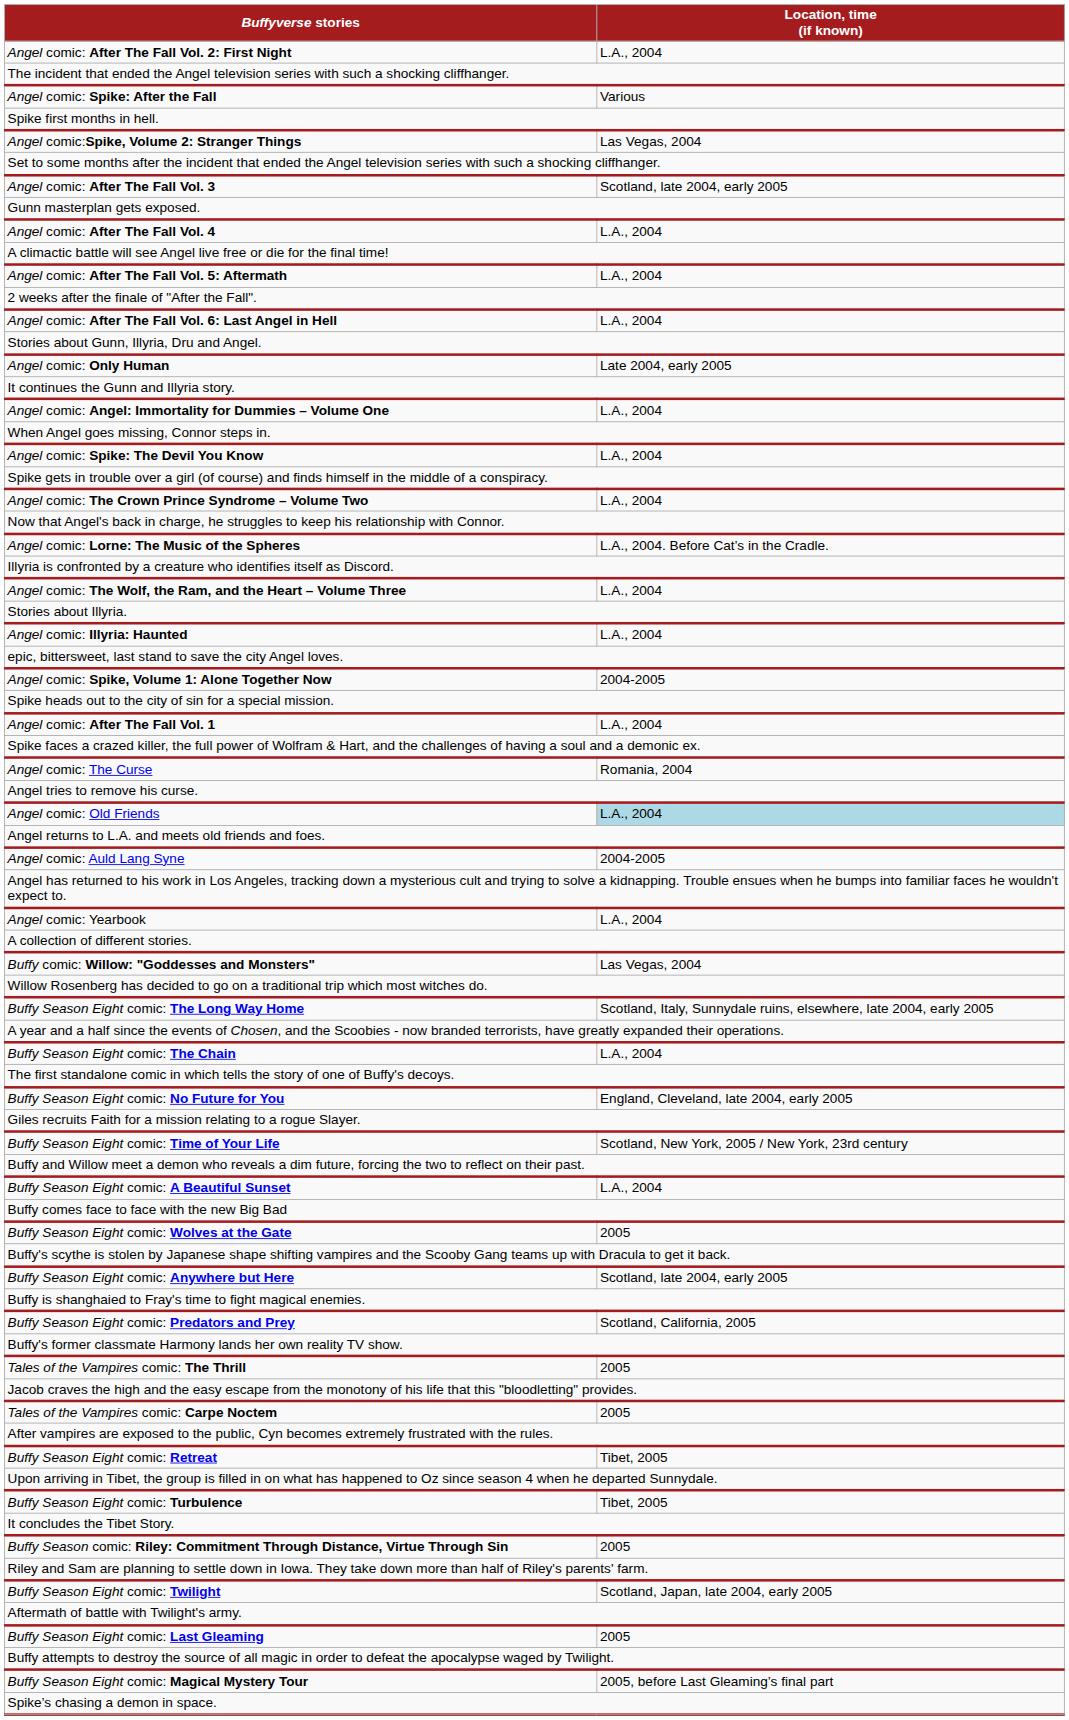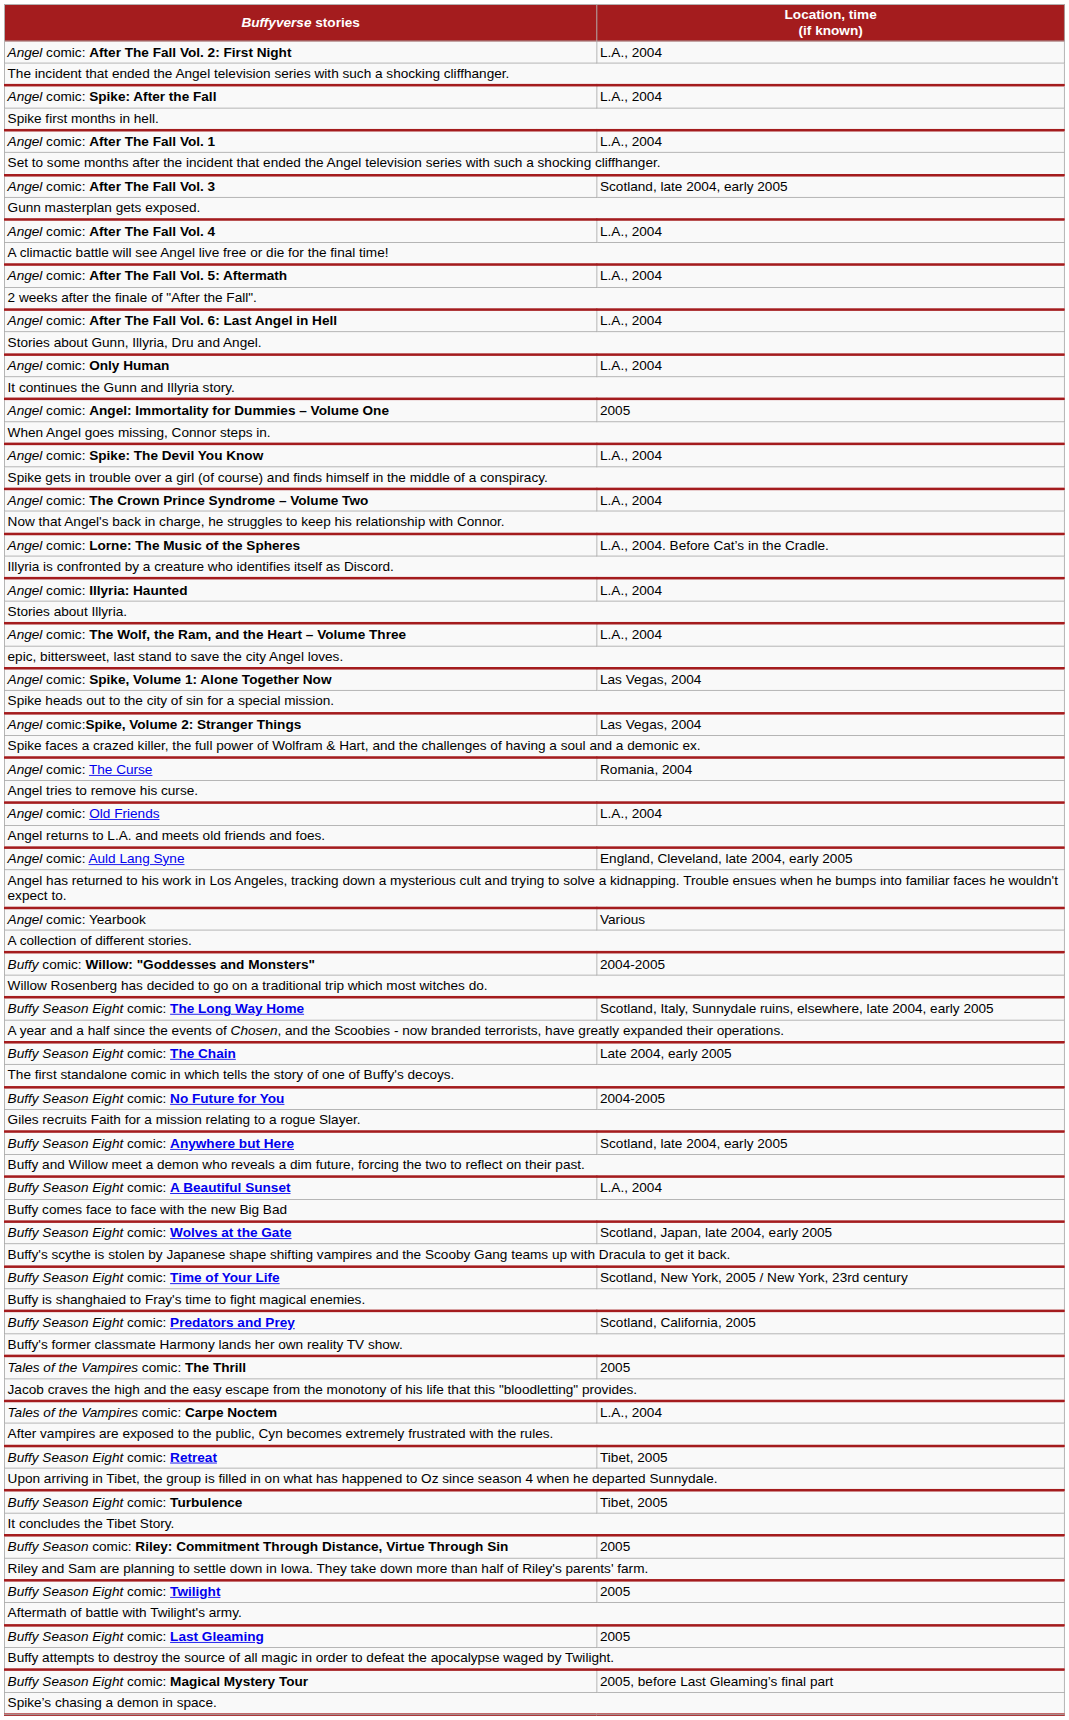(623, 96) Various -> (631, 96) L.A., 2004
rows swapped: (111, 724) <-> (154, 141)
(666, 366) Late 2004, early 2005 -> (631, 366) L.A., 2004
(631, 410) L.A., 2004 -> (615, 410) 2005
rows swapped: (98, 635) <-> (207, 590)
(633, 679) 2004-2005 -> (651, 679) Las Vegas, 2004
(631, 814) lightblue background -> (631, 814) no background
(633, 859) 2004-2005 -> (726, 859) England, Cleveland, late 2004, early 2005
(631, 919) L.A., 2004 -> (623, 919) Various
(651, 964) Las Vegas, 2004 -> (633, 964) 2004-2005
(631, 1053) L.A., 2004 -> (666, 1053) Late 2004, early 2005
(726, 1098) England, Cleveland, late 2004, early 2005 -> (633, 1098) 2004-2005
rows swapped: (151, 1278) <-> (144, 1143)
(615, 1233) 2005 -> (716, 1233) Scotland, Japan, late 2004, early 2005
(615, 1412) 2005 -> (631, 1412) L.A., 2004
(716, 1591) Scotland, Japan, late 2004, early 2005 -> (615, 1591) 2005
